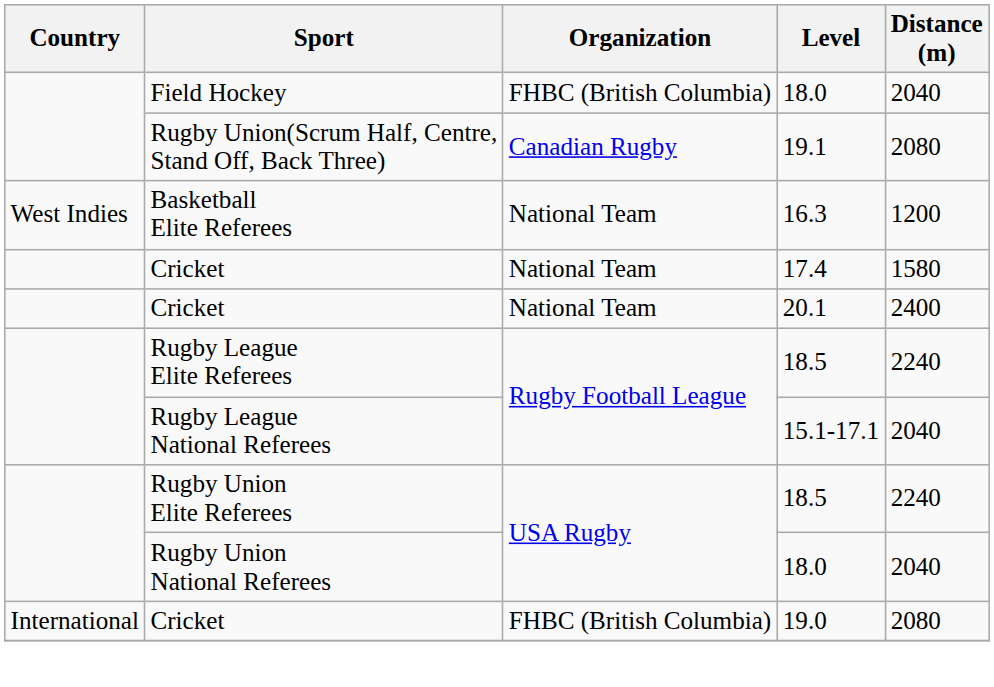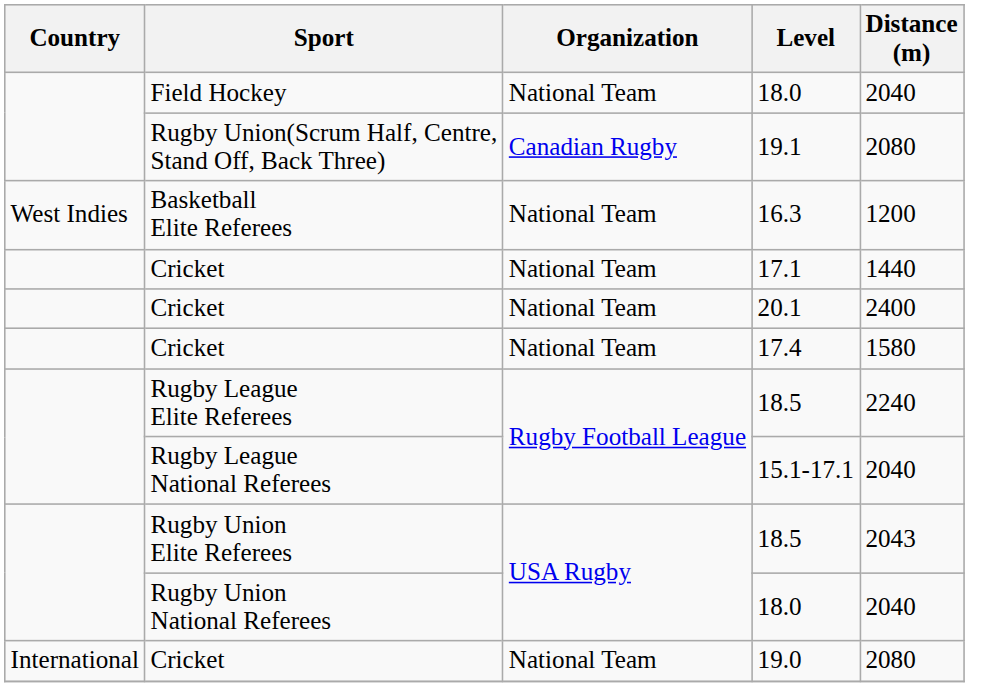(640, 92) FHBC (British Columbia) -> (583, 92) National Team
+ row: (187, 268)
rows swapped: (187, 308) <-> (187, 268)
(916, 498) 2240 -> (891, 538) 2043
(640, 620) FHBC (British Columbia) -> (583, 660) National Team
